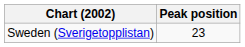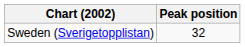(198, 33) 23 -> (198, 33) 32
